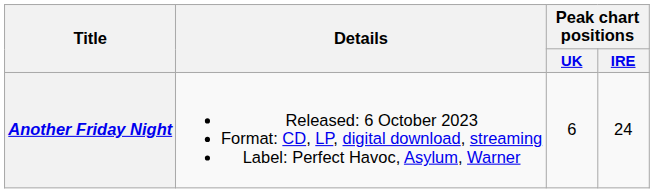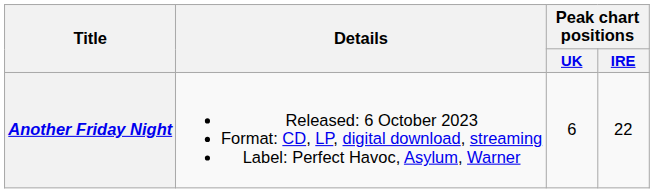(623, 129) 24 -> (623, 129) 22
